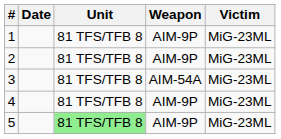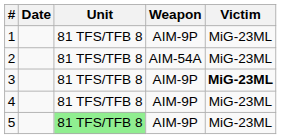(175, 58) AIM-9P -> (175, 58) AIM-54A
(175, 79) AIM-54A -> (175, 79) AIM-9P
(240, 79) normal -> (240, 79) bold
